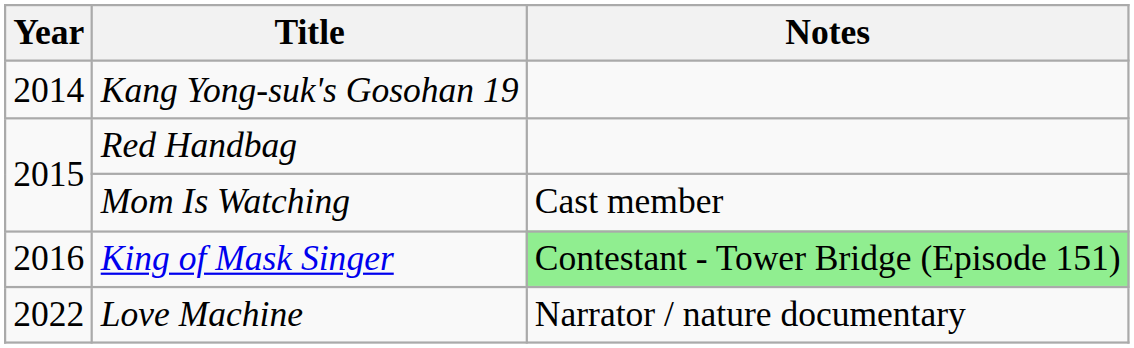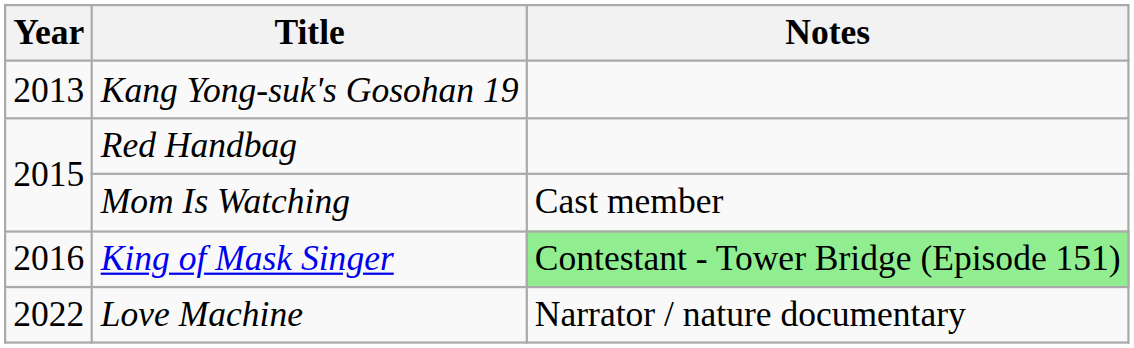(49, 88) 2014 -> (49, 88) 2013
